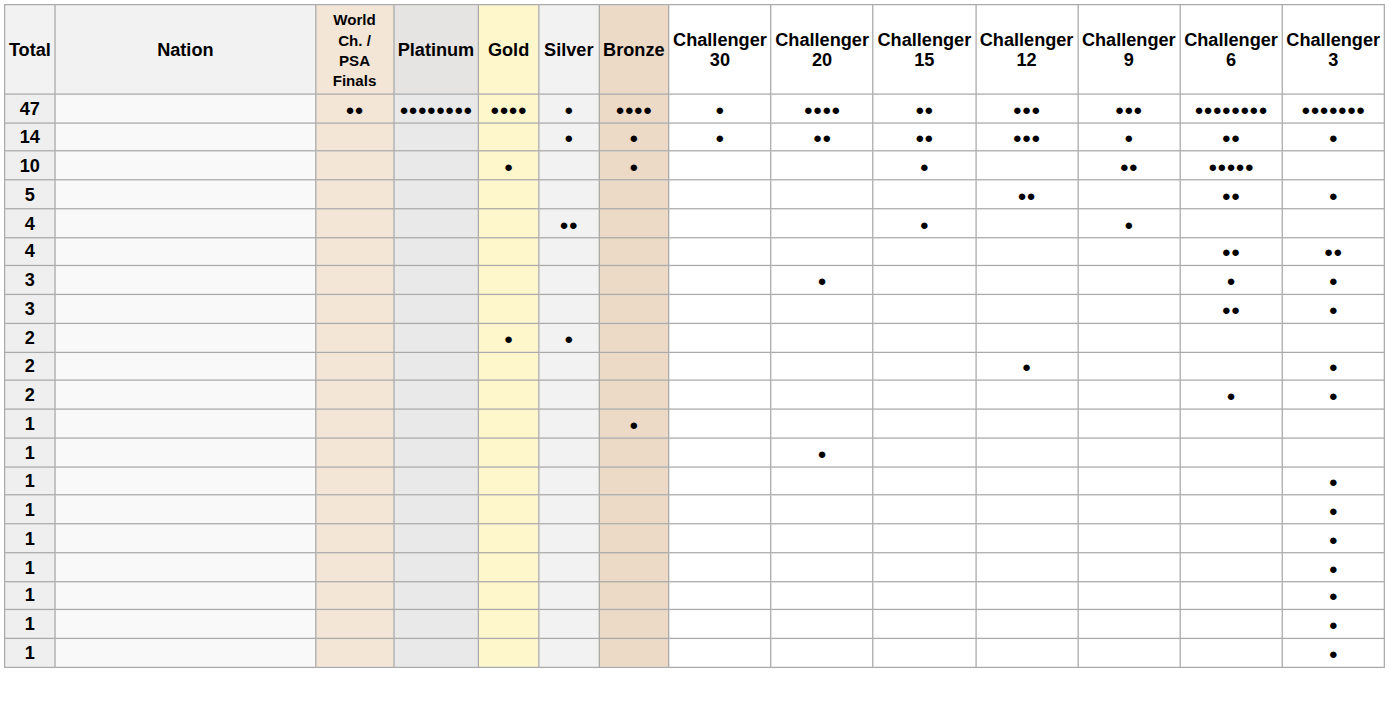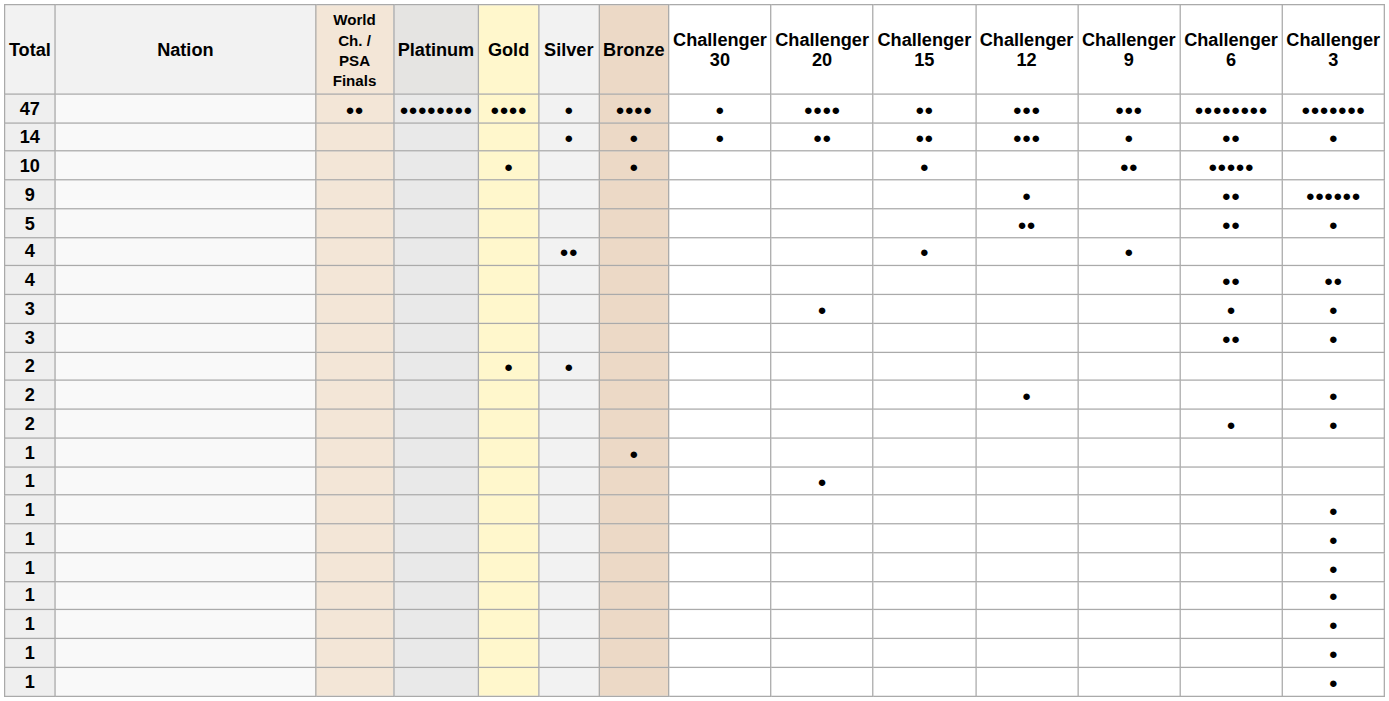+ row: (30, 194)
